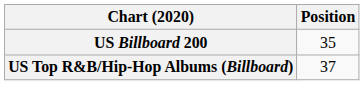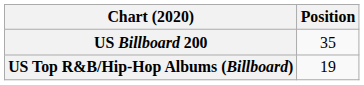(328, 67) 37 -> (328, 67) 19
